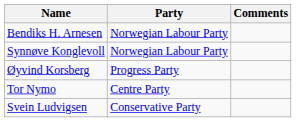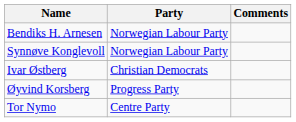+ row: (37, 70)
- row: (47, 107)
